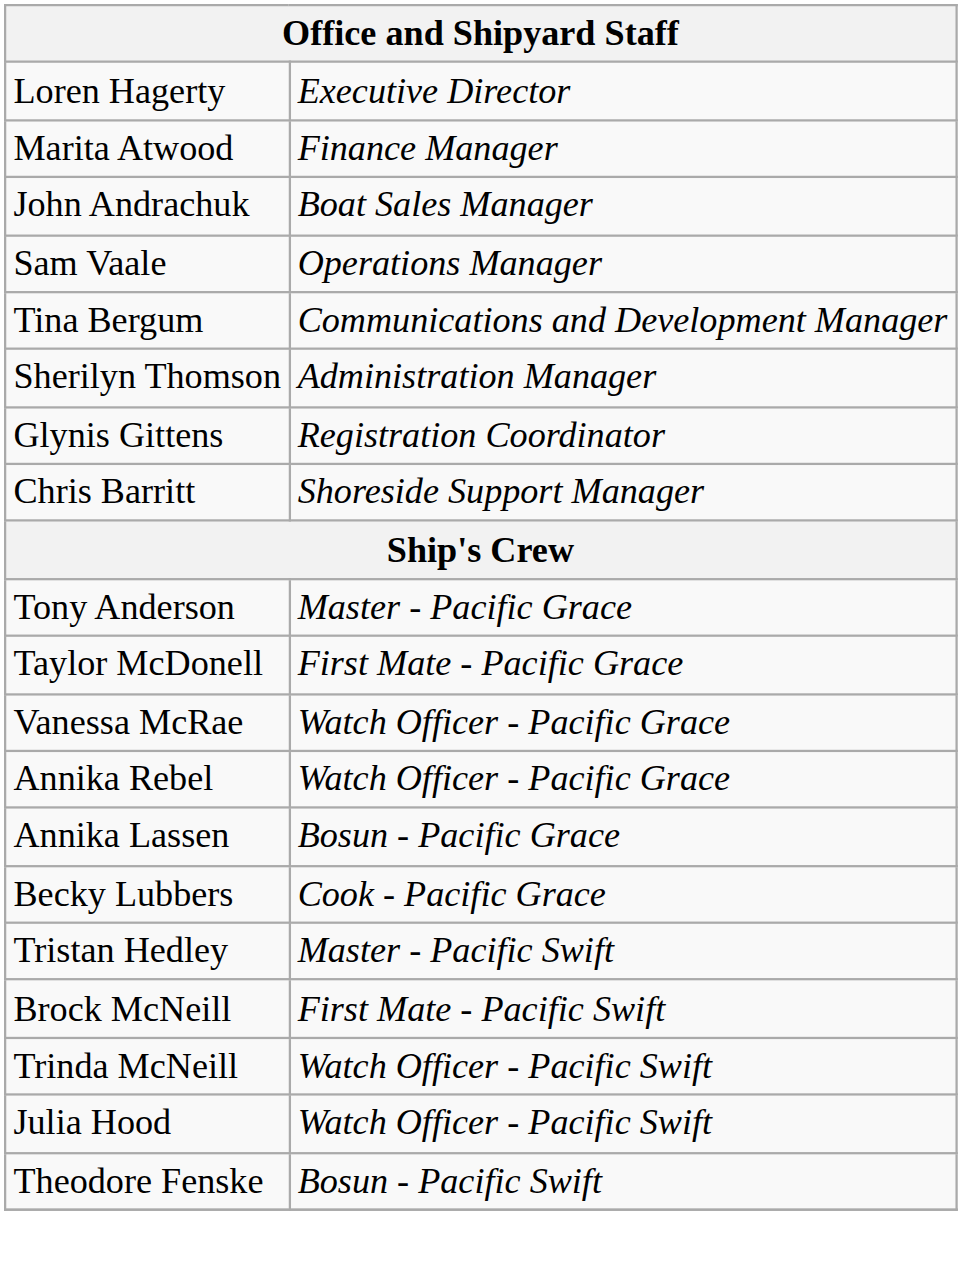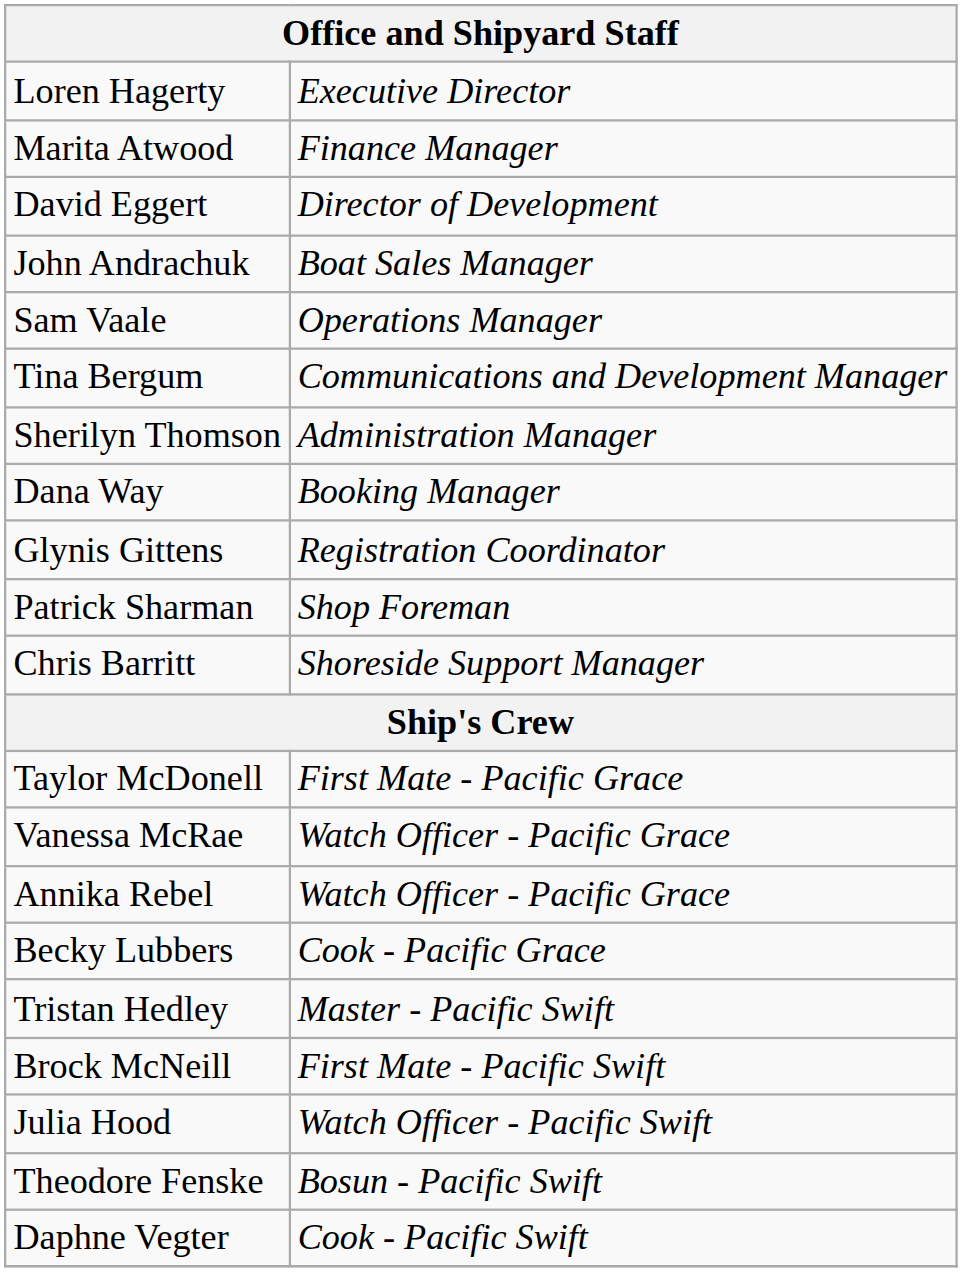+ row: (110, 205)
+ row: (88, 491)
+ row: (133, 606)
- row: (124, 606)
- row: (121, 836)
- row: (126, 1065)
+ row: (121, 1237)
